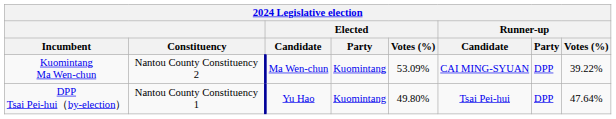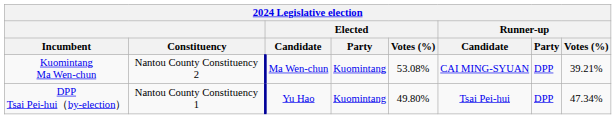(413, 69) 53.09% -> (413, 69) 53.08%
(586, 69) 39.22% -> (586, 69) 39.21%
(586, 98) 47.64% -> (586, 98) 47.34%
